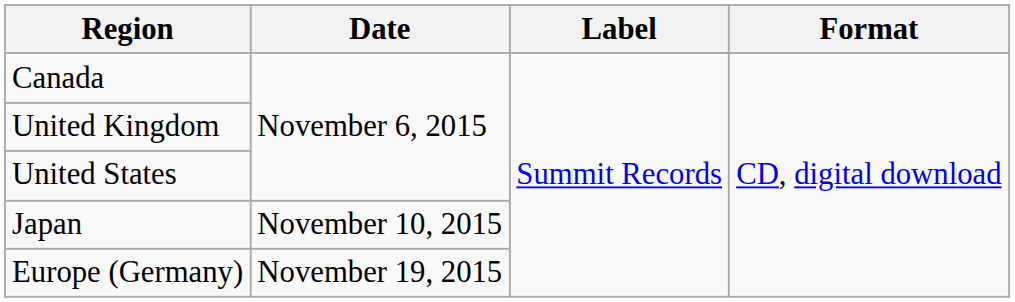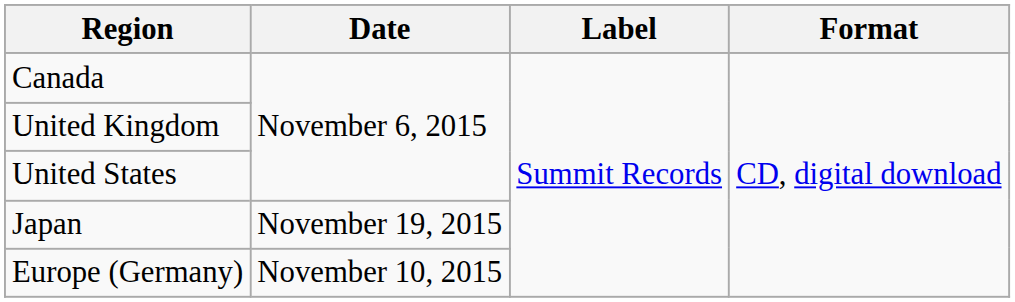(380, 223) November 10, 2015 -> (380, 223) November 19, 2015
(380, 272) November 19, 2015 -> (380, 272) November 10, 2015
